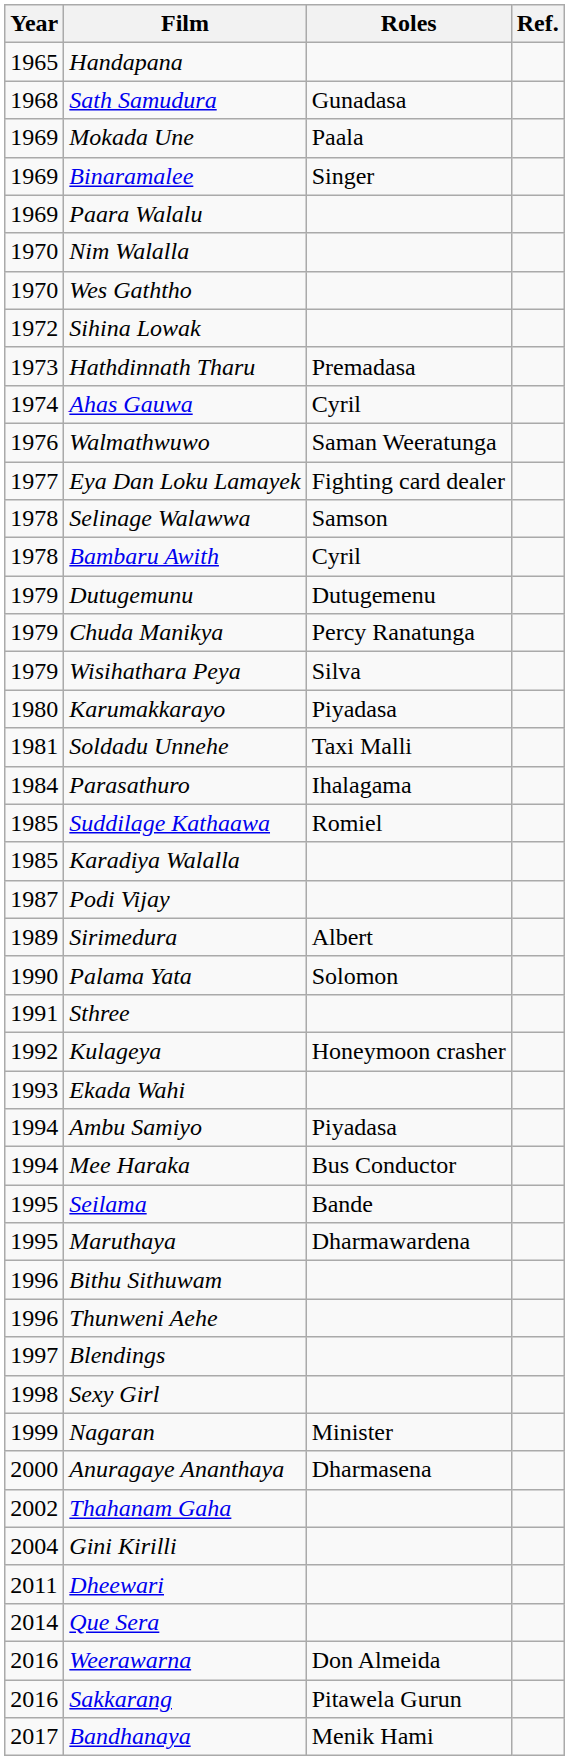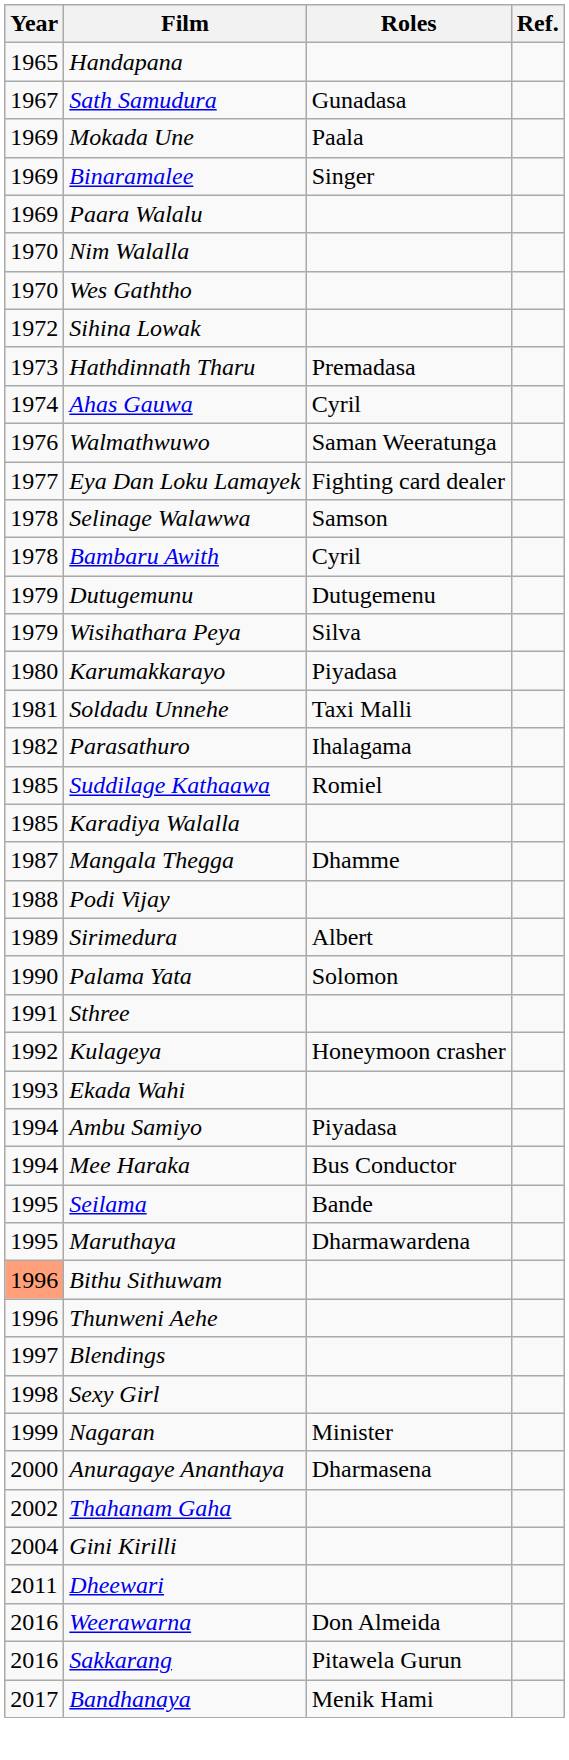(34, 99) 1968 -> (34, 99) 1967
- row: (146, 632)
(34, 784) 1984 -> (34, 746) 1982
+ row: (152, 860)
(34, 898) 1987 -> (34, 898) 1988
(34, 1279) no background -> (34, 1279) lightsalmon background
- row: (114, 1622)
